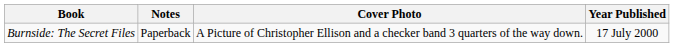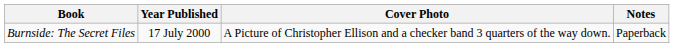columns swapped: (627, 14) <-> (166, 14)
